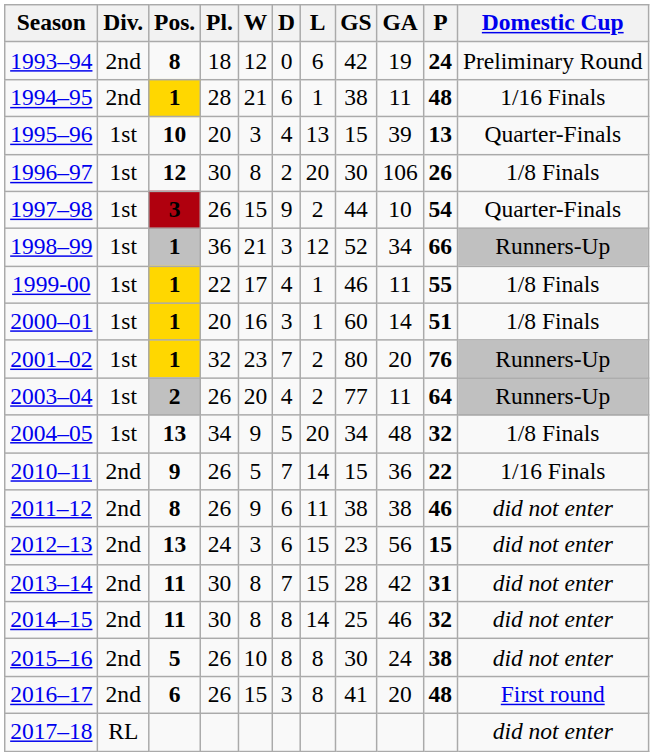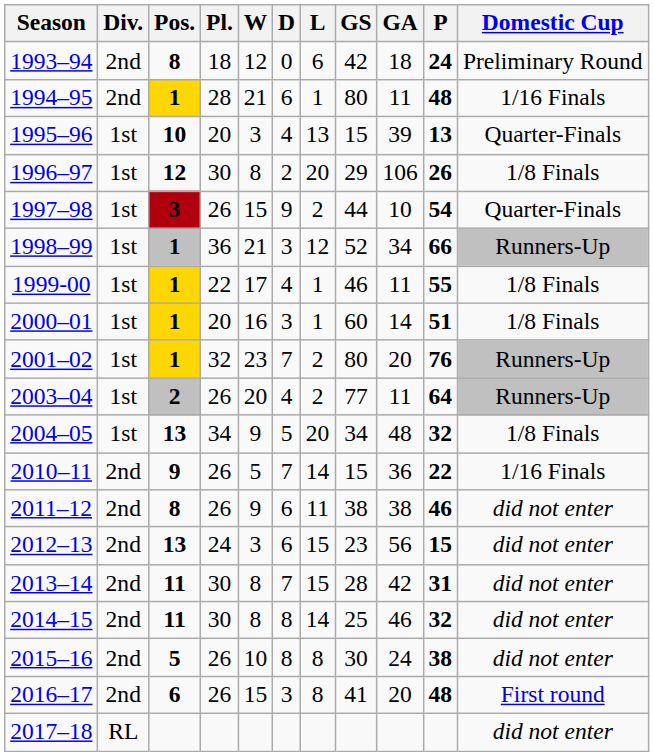(400, 60) 19 -> (400, 60) 18
(356, 97) 38 -> (356, 97) 80
(356, 172) 30 -> (356, 172) 29
